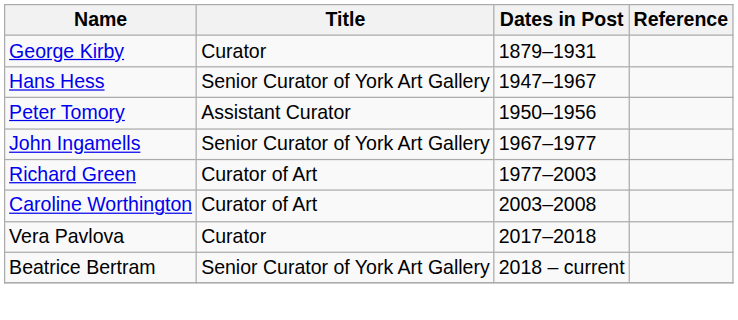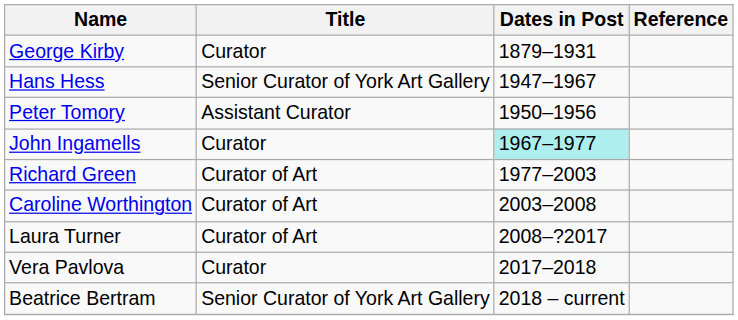(345, 143) Senior Curator of York Art Gallery -> (234, 143) Curator
(548, 143) no background -> (548, 143) paleturquoise background
+ row: (65, 236)
